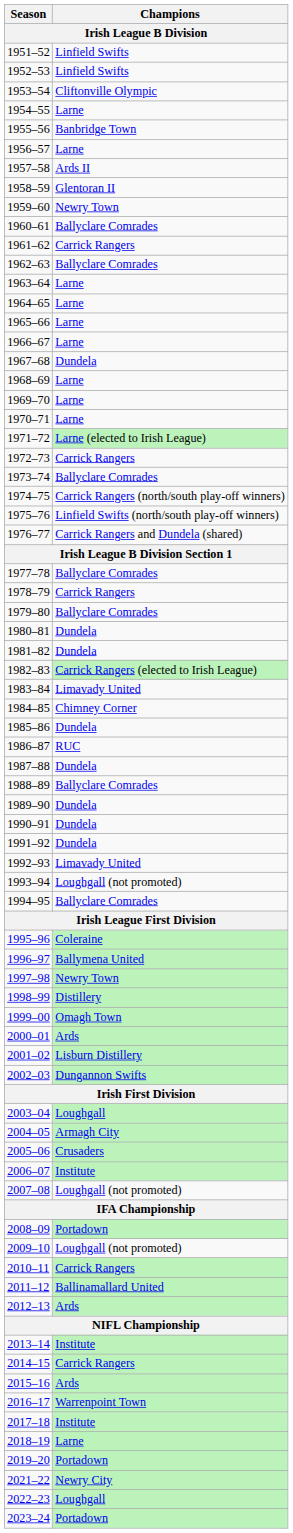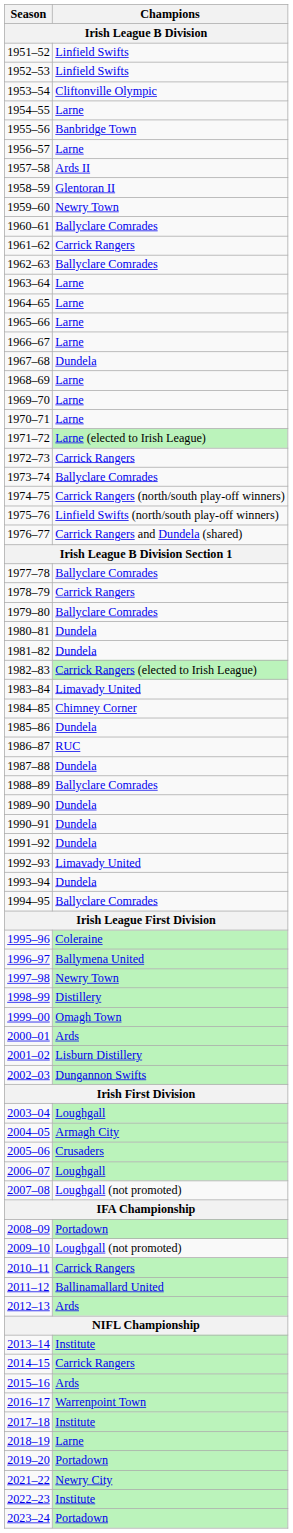(118, 881) Loughgall (not promoted) -> (76, 881) Dundela
(75, 1171) Institute -> (80, 1171) Loughgall
(80, 1499) Loughgall -> (75, 1499) Institute
